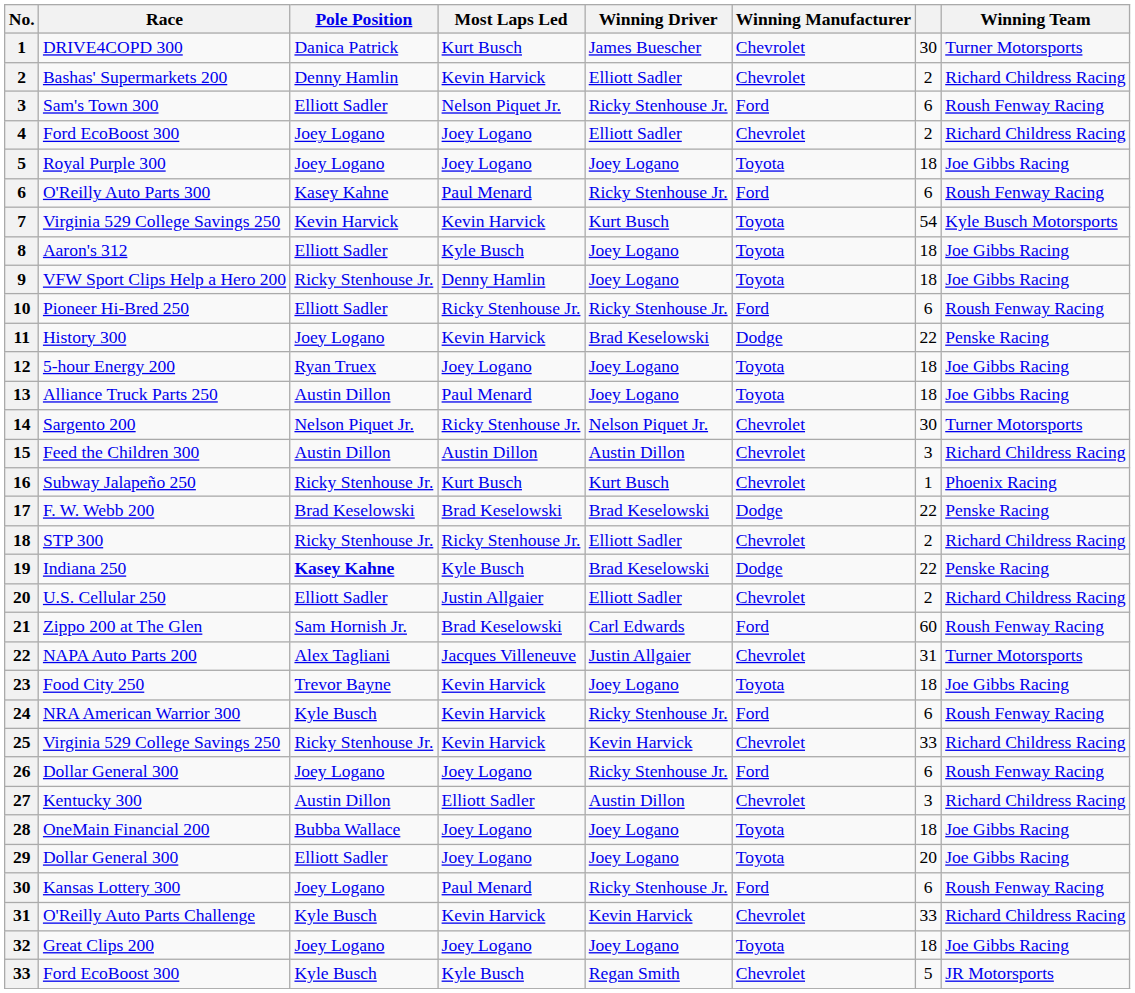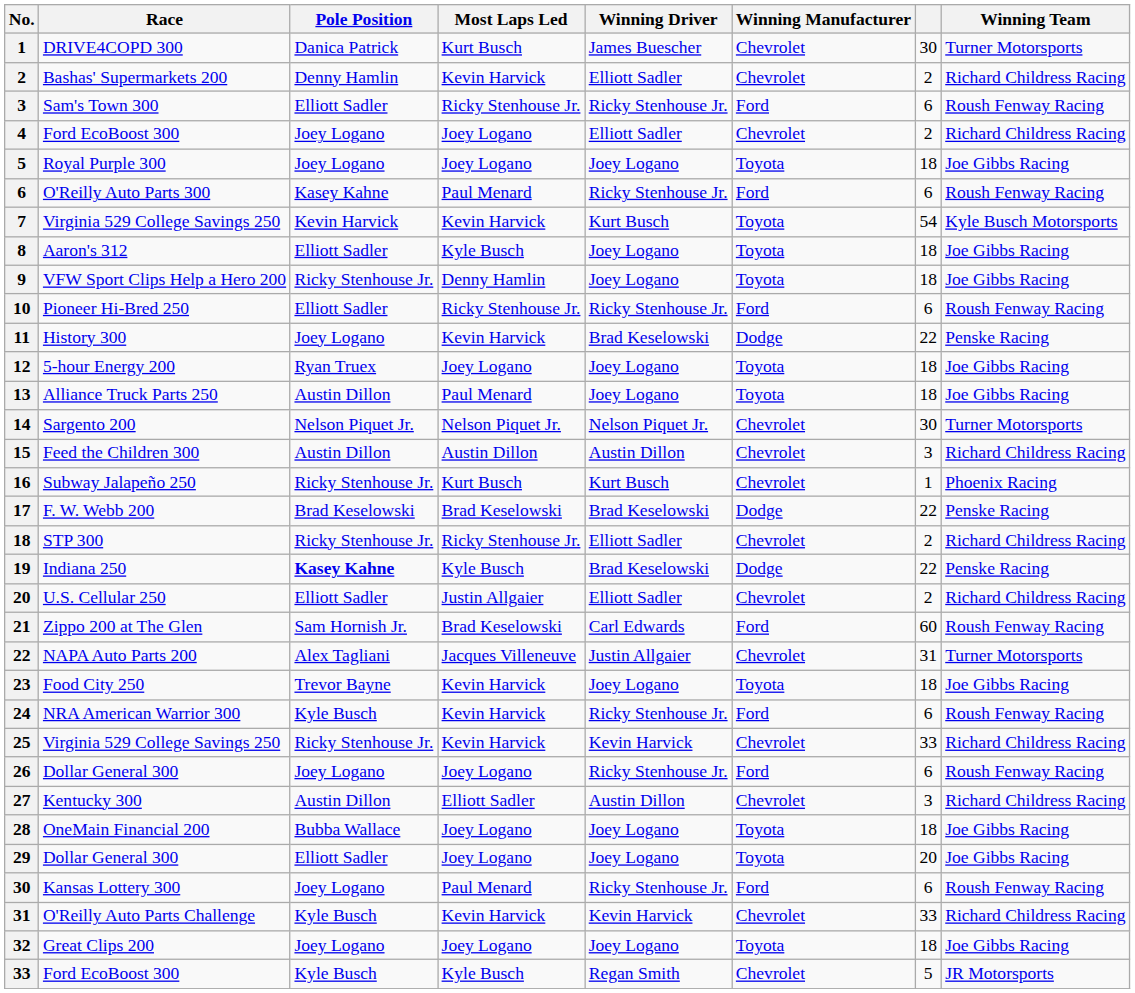(501, 105) Nelson Piquet Jr. -> (511, 105) Ricky Stenhouse Jr.
(511, 423) Ricky Stenhouse Jr. -> (501, 423) Nelson Piquet Jr.
